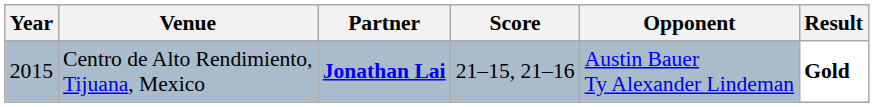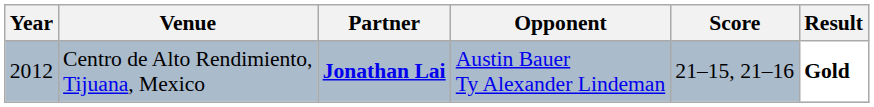columns swapped: (689, 22) <-> (515, 22)
(31, 71) 2015 -> (31, 71) 2012
